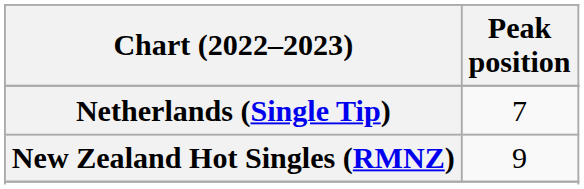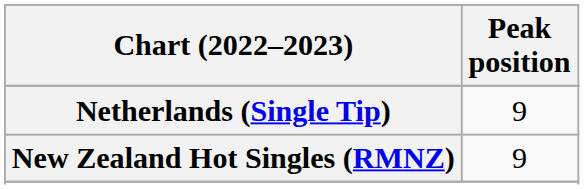(520, 109) 7 -> (520, 109) 9
